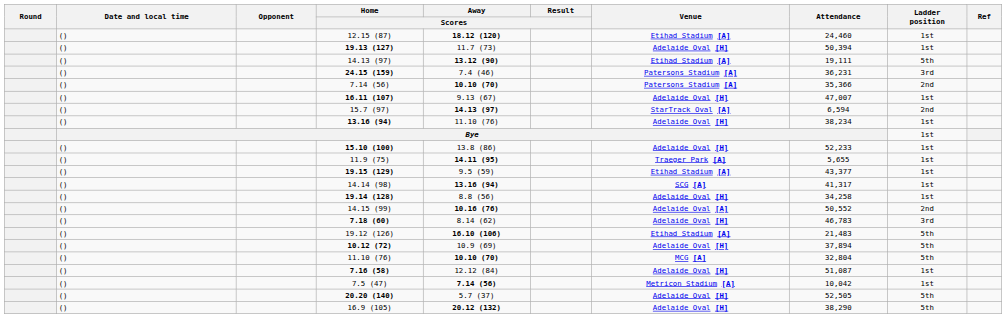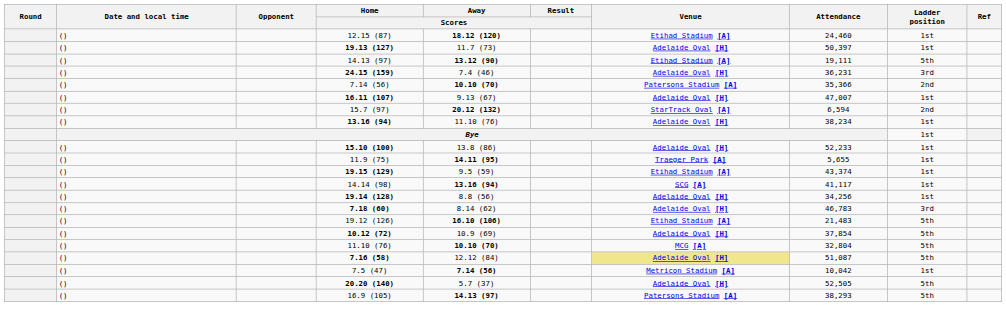(838, 47) 50,394 -> (838, 47) 50,397
(691, 72) Patersons Stadium [A] -> (691, 72) Adelaide Oval [H]
(477, 109) 14.13 (97) -> (477, 109) 20.12 (132)
(838, 171) 43,377 -> (838, 171) 43,374
(838, 184) 41,317 -> (838, 184) 41,117
(838, 196) 34,258 -> (838, 196) 34,256
- row: (370, 208)
(838, 245) 37,894 -> (838, 233) 37,854
(691, 270) no background -> (691, 258) khaki background
(927, 270) 1st -> (927, 258) 5th
(477, 307) 20.12 (132) -> (477, 295) 14.13 (97)
(691, 307) Adelaide Oval [H] -> (691, 295) Patersons Stadium [A]
(838, 307) 38,290 -> (838, 295) 38,293
